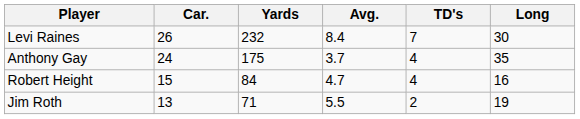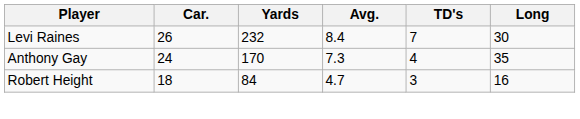(253, 59) 175 -> (253, 59) 170
(335, 59) 3.7 -> (335, 59) 7.3
(165, 80) 15 -> (165, 80) 18
(413, 80) 4 -> (413, 80) 3
- row: (35, 102)
